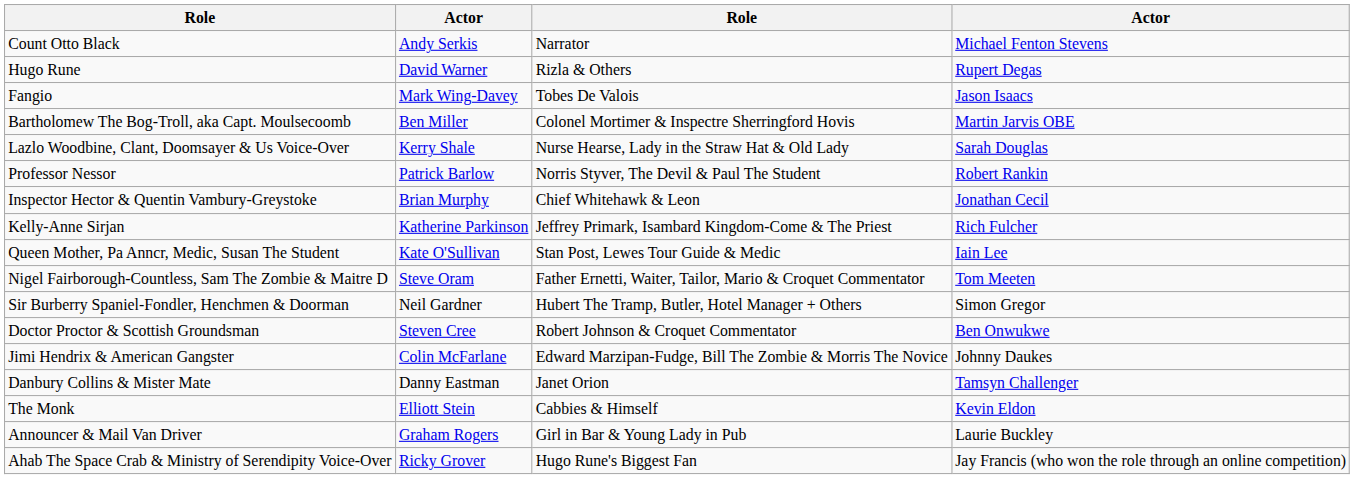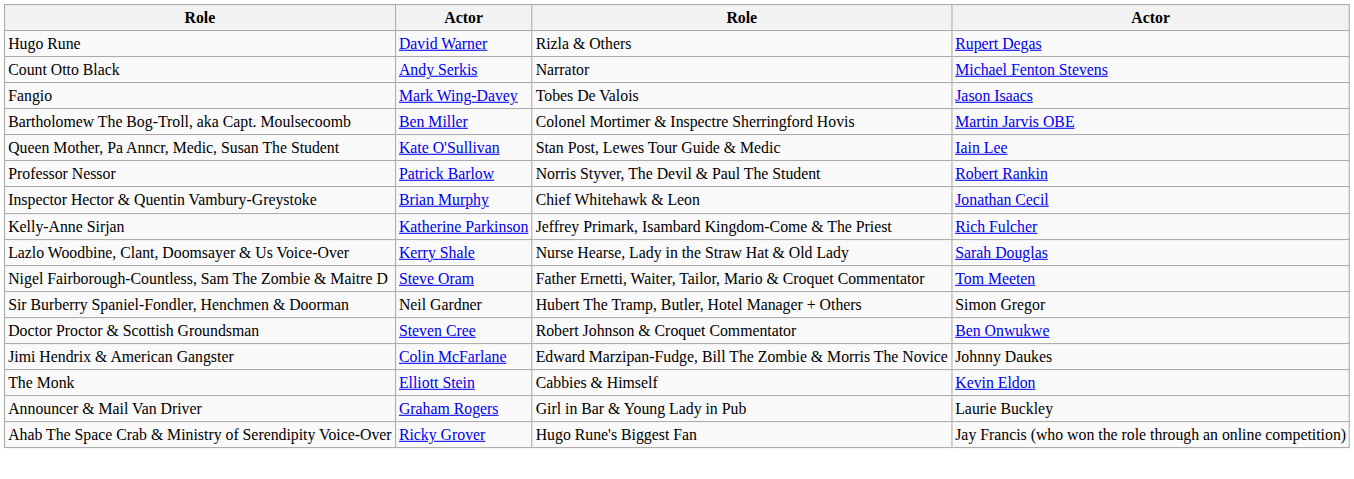rows swapped: (44, 69) <-> (64, 43)
rows swapped: (179, 148) <-> (174, 252)
- row: (110, 382)
